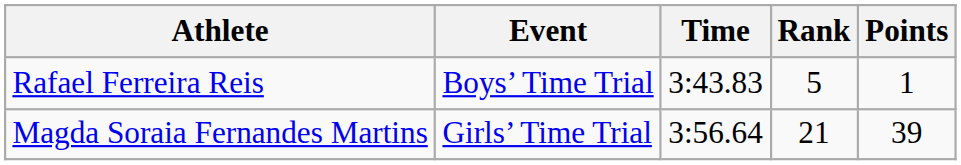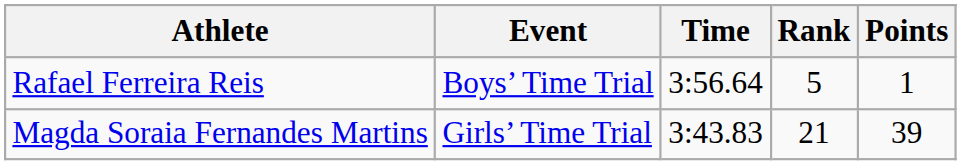(716, 82) 3:43.83 -> (716, 82) 3:56.64
(716, 133) 3:56.64 -> (716, 133) 3:43.83
